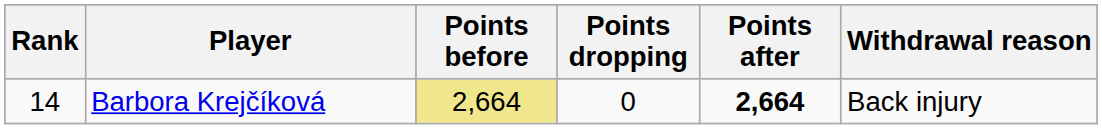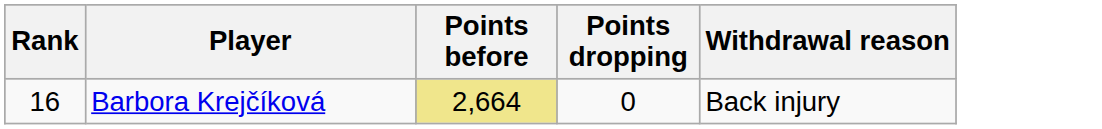- column: (770, 41)
(45, 100) 14 -> (45, 100) 16
